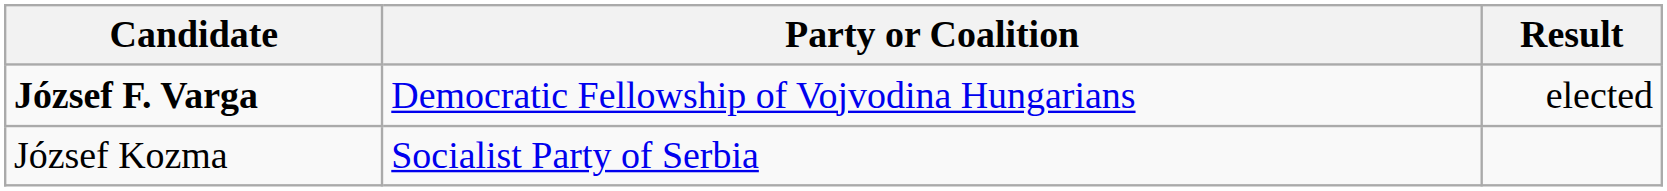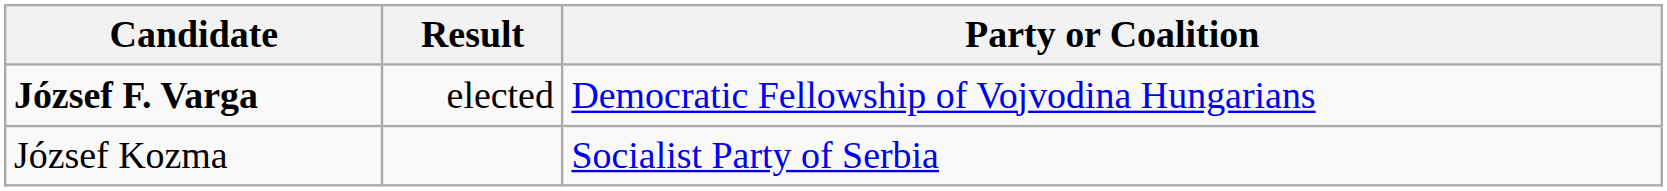columns swapped: (932, 34) <-> (1572, 34)
